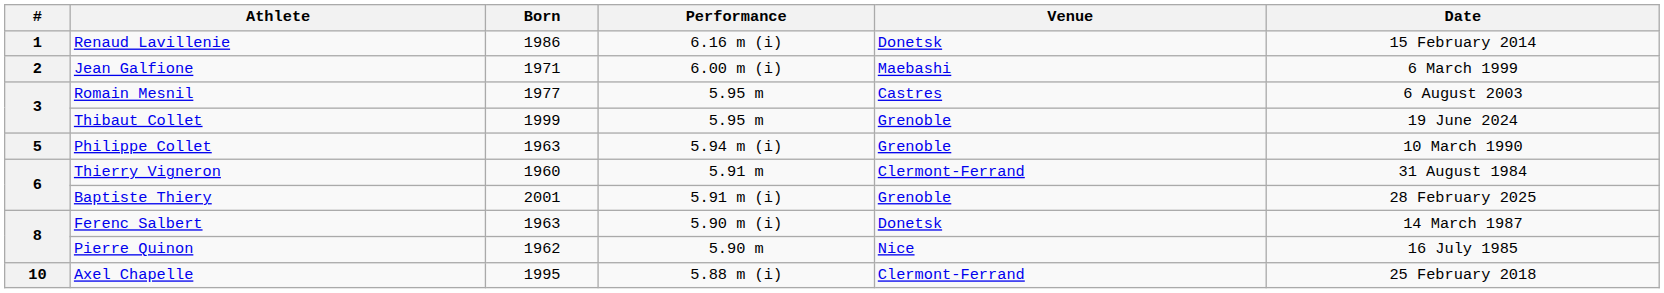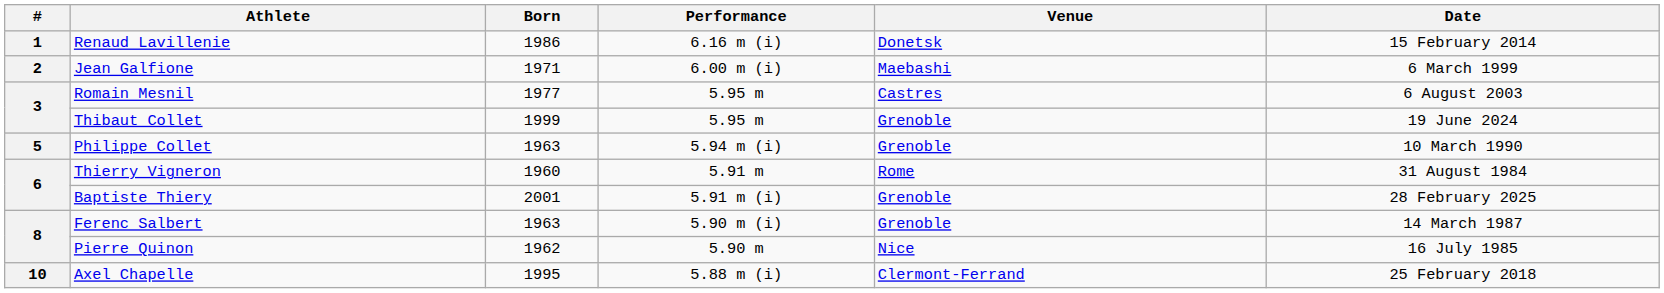(951, 172) Clermont-Ferrand -> (896, 172) Rome
(910, 223) Donetsk -> (915, 223) Grenoble
